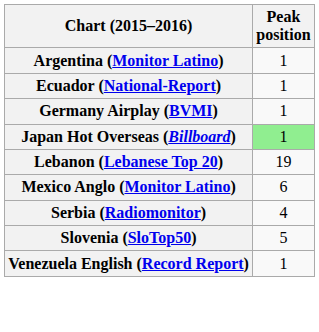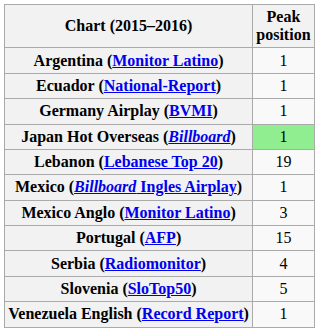+ row: (129, 187)
(283, 187) 6 -> (283, 212) 3
+ row: (129, 238)
